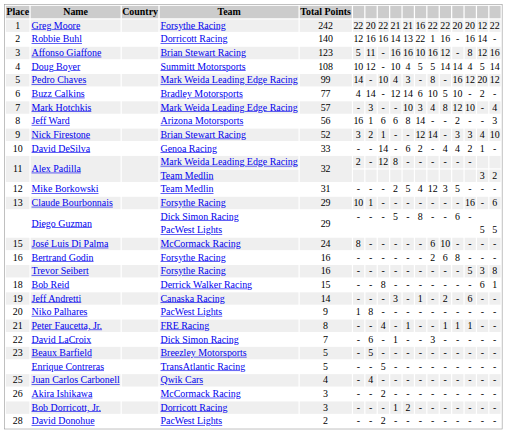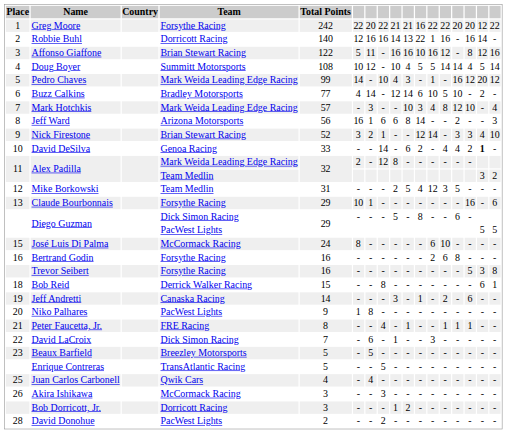(326, 53) 123 -> (326, 53) 122
(433, 80) 8 -> (433, 80) 1
(482, 148) normal -> (482, 148) bold
(383, 394) 2 -> (383, 394) 3
